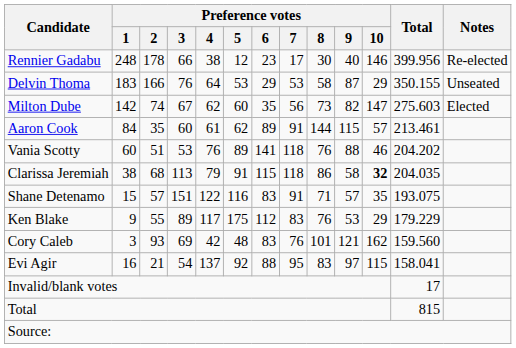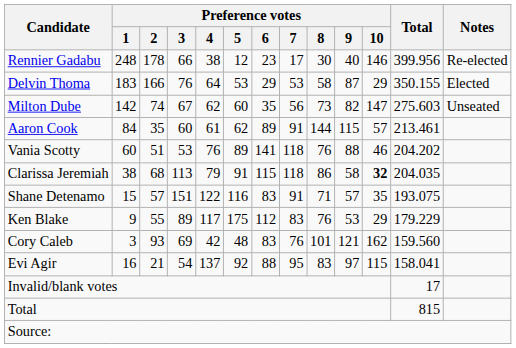(473, 83) Unseated -> (468, 83) Elected
(468, 106) Elected -> (473, 106) Unseated
